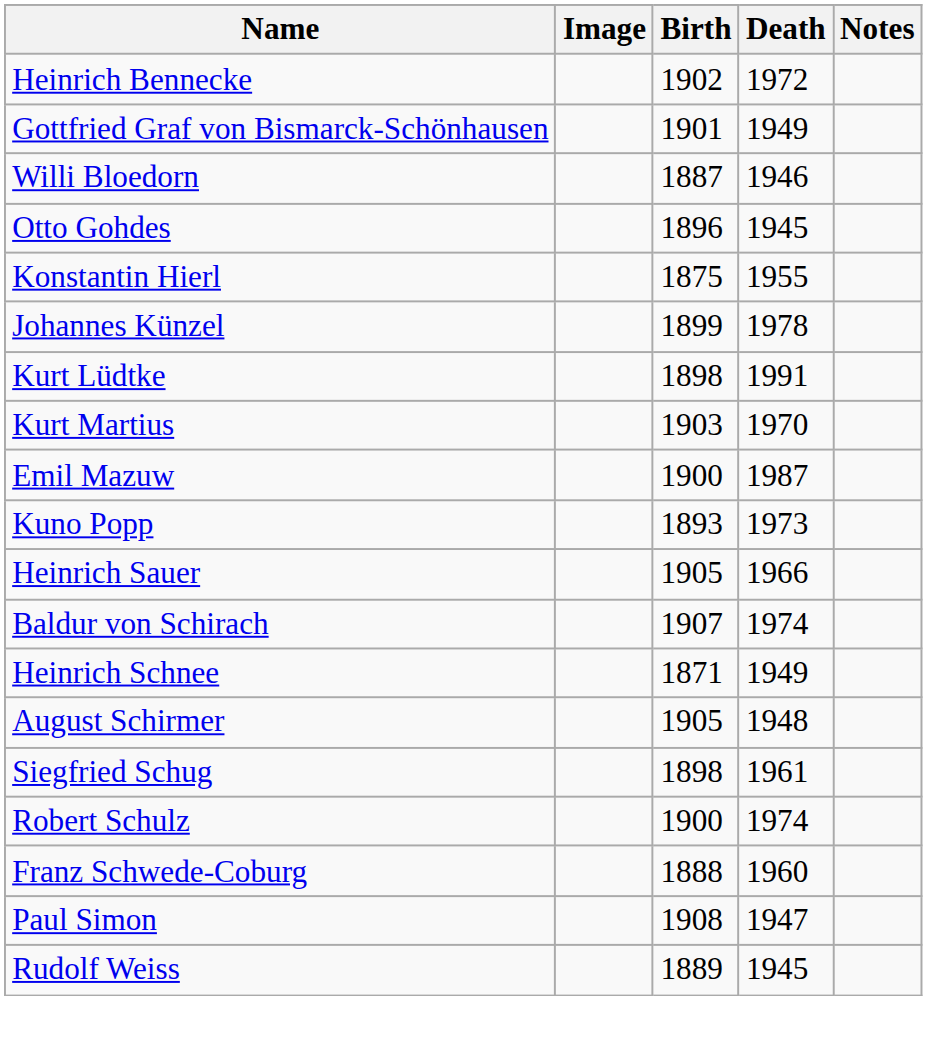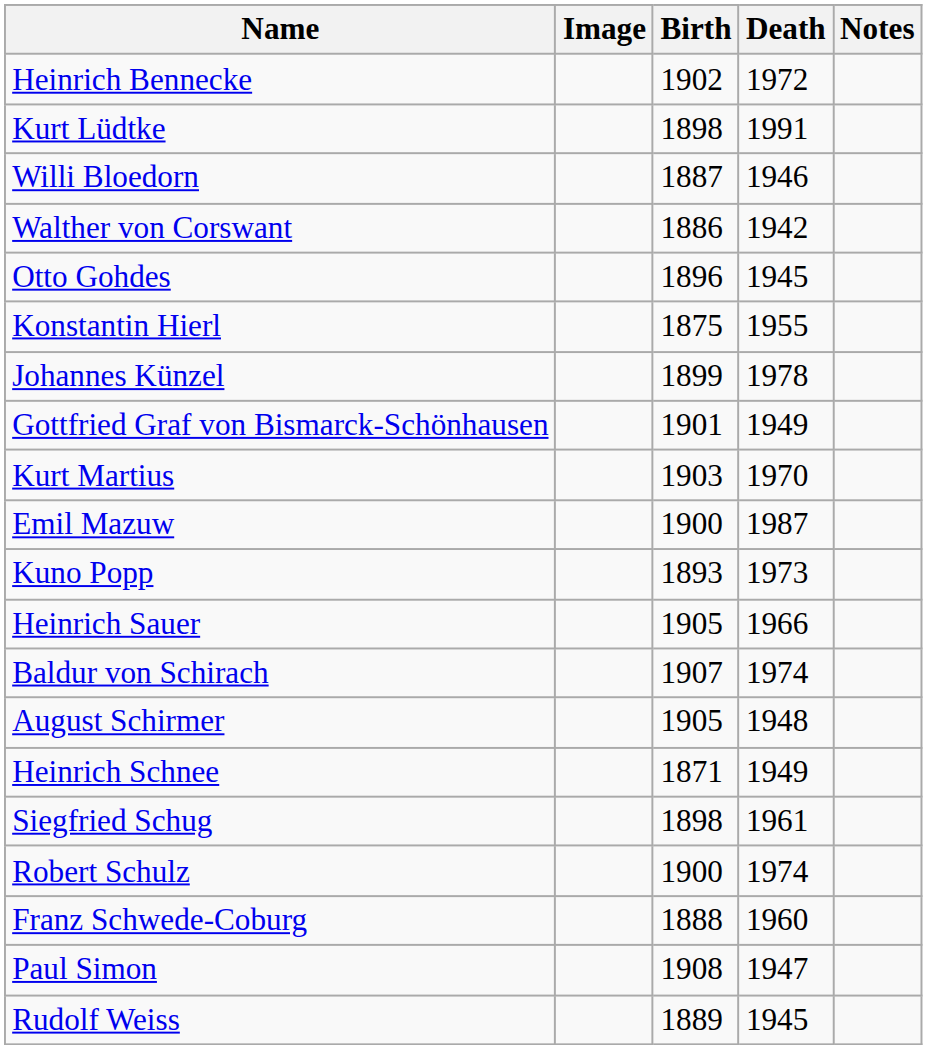rows swapped: (280, 128) <-> (89, 375)
+ row: (152, 227)
rows swapped: (118, 721) <-> (116, 672)
